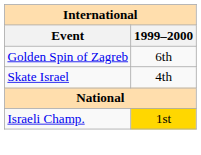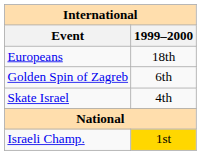+ row: (35, 56)
